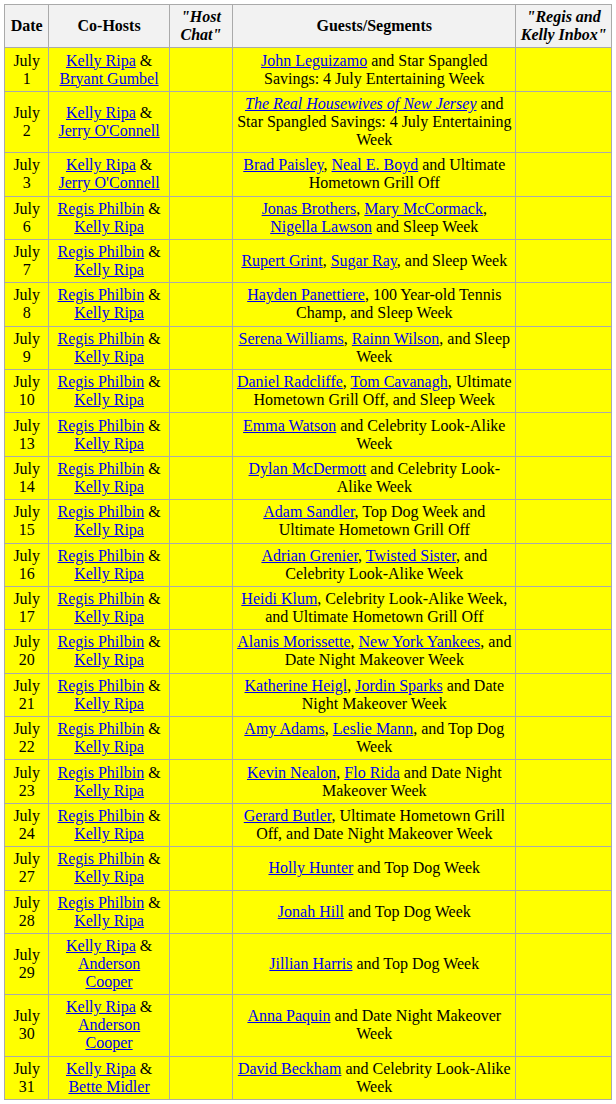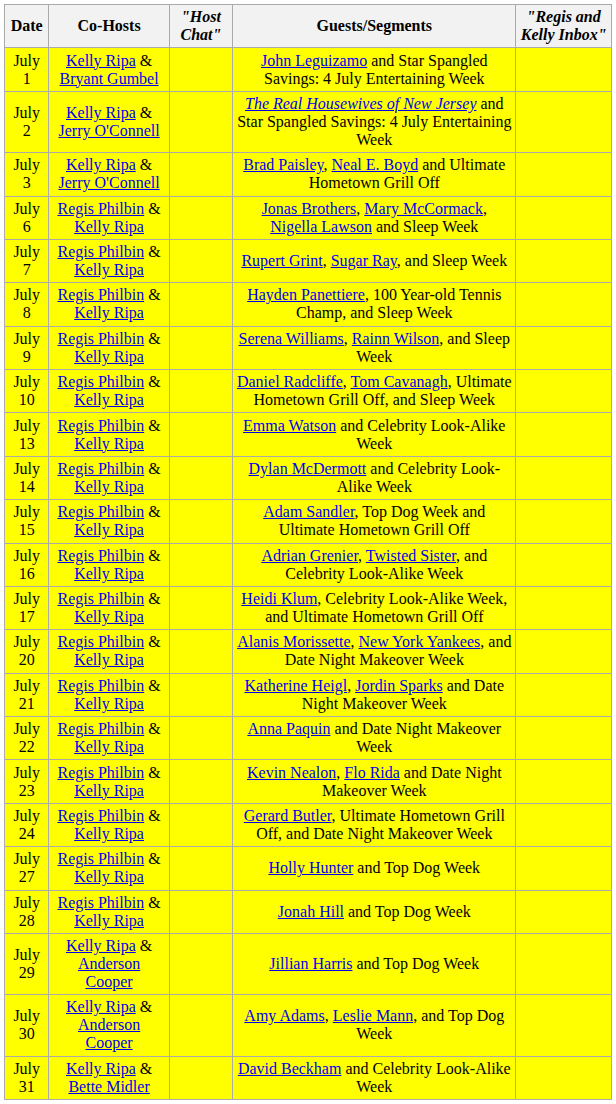(374, 738) Amy Adams, Leslie Mann, and Top Dog Week -> (374, 738) Anna Paquin and Date Night Makeover Week
(374, 1025) Anna Paquin and Date Night Makeover Week -> (374, 1025) Amy Adams, Leslie Mann, and Top Dog Week
